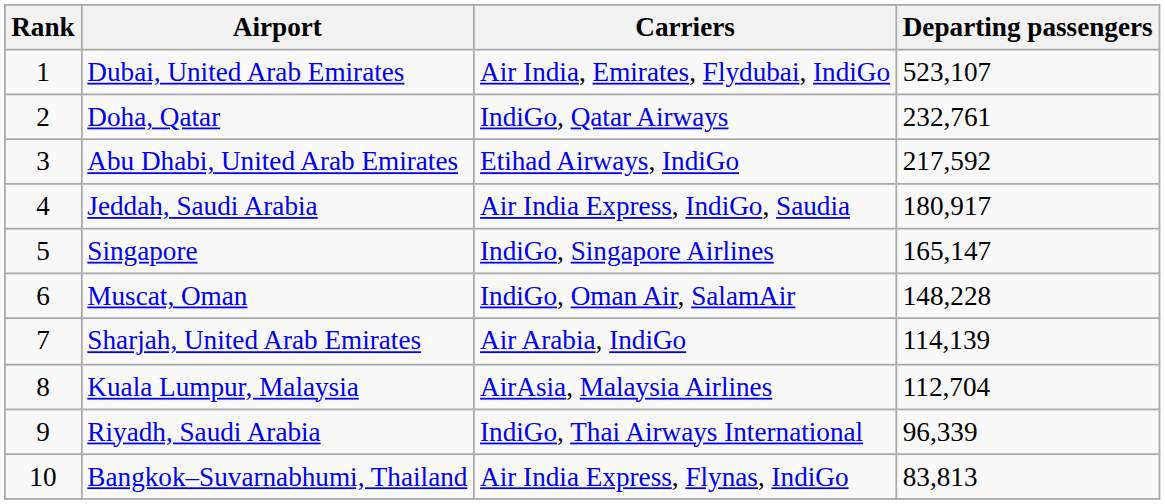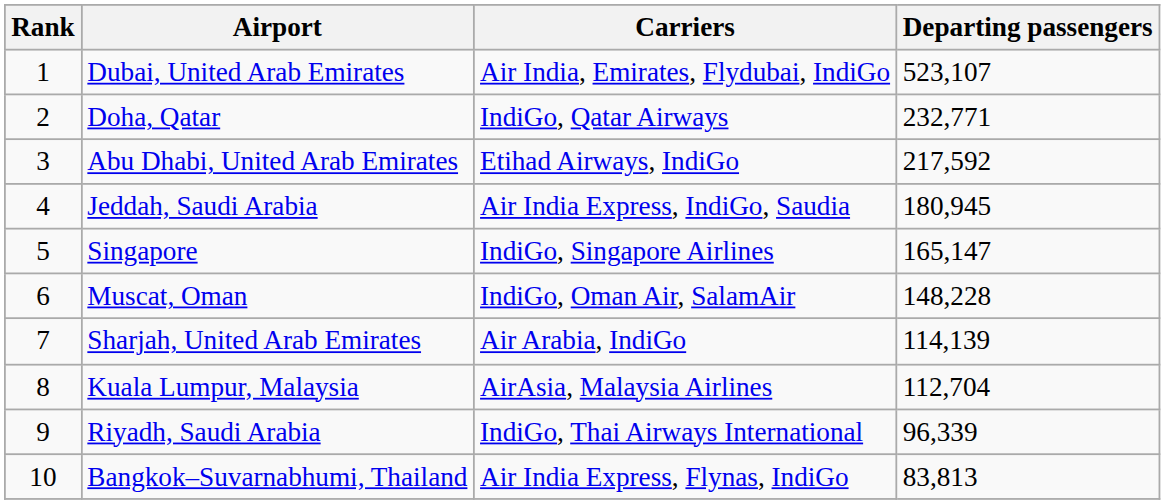(947, 116) 232,761 -> (947, 116) 232,771
(947, 206) 180,917 -> (947, 206) 180,945
